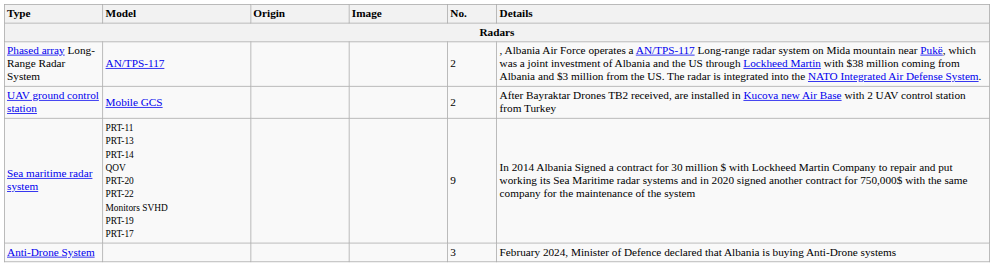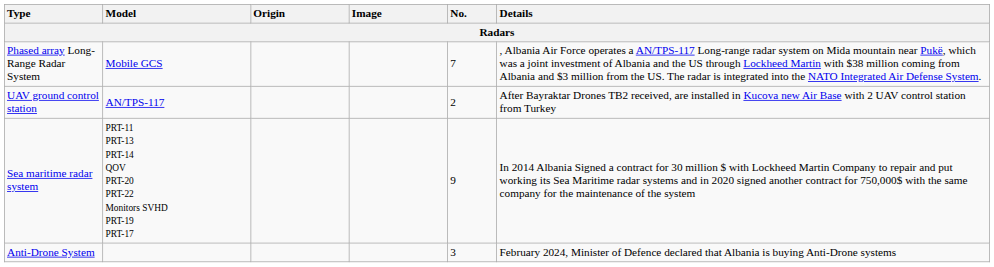(135, 64) AN/TPS-117 -> (134, 64) Mobile GCS
(453, 64) 2 -> (453, 64) 7
(134, 102) Mobile GCS -> (135, 102) AN/TPS-117
